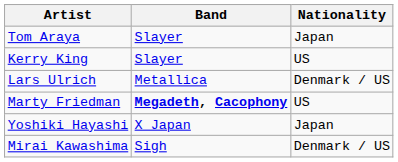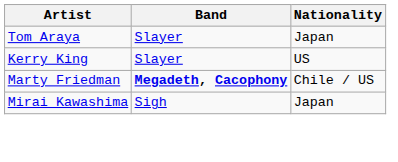- row: (52, 81)
(302, 103) US -> (334, 81) Chile / US
- row: (68, 125)
(342, 146) Denmark / US -> (314, 103) Japan
